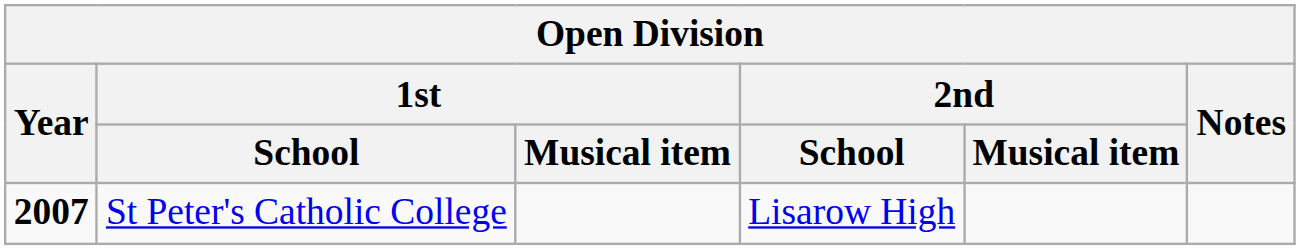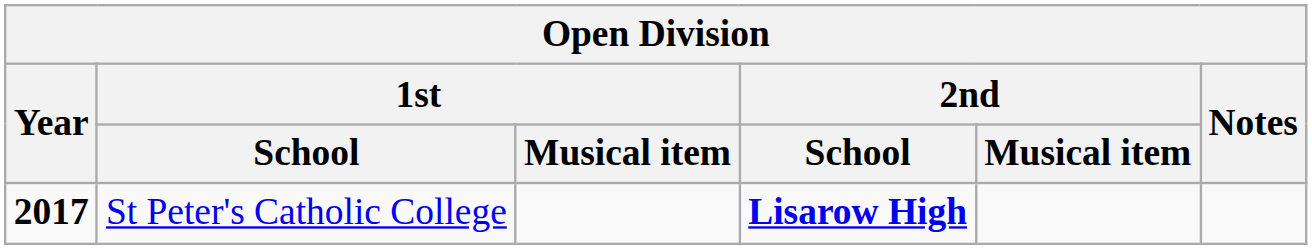(51, 212) 2007 -> (51, 212) 2017
(852, 212) normal -> (858, 212) bold
